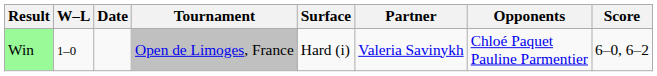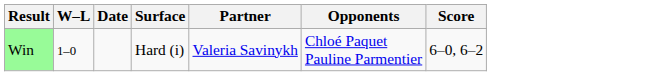- column: (214, 16)
